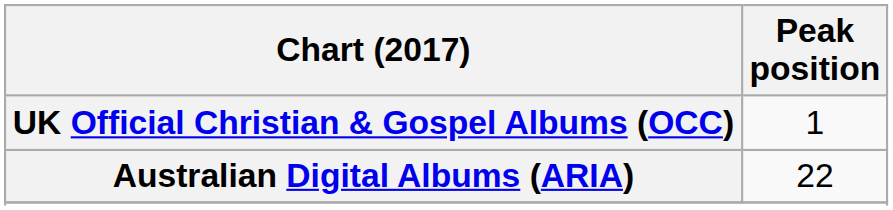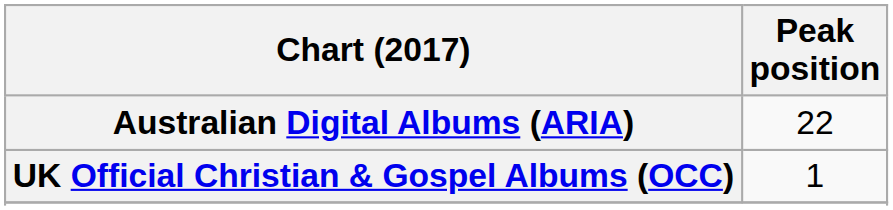rows swapped: (373, 175) <-> (373, 122)
